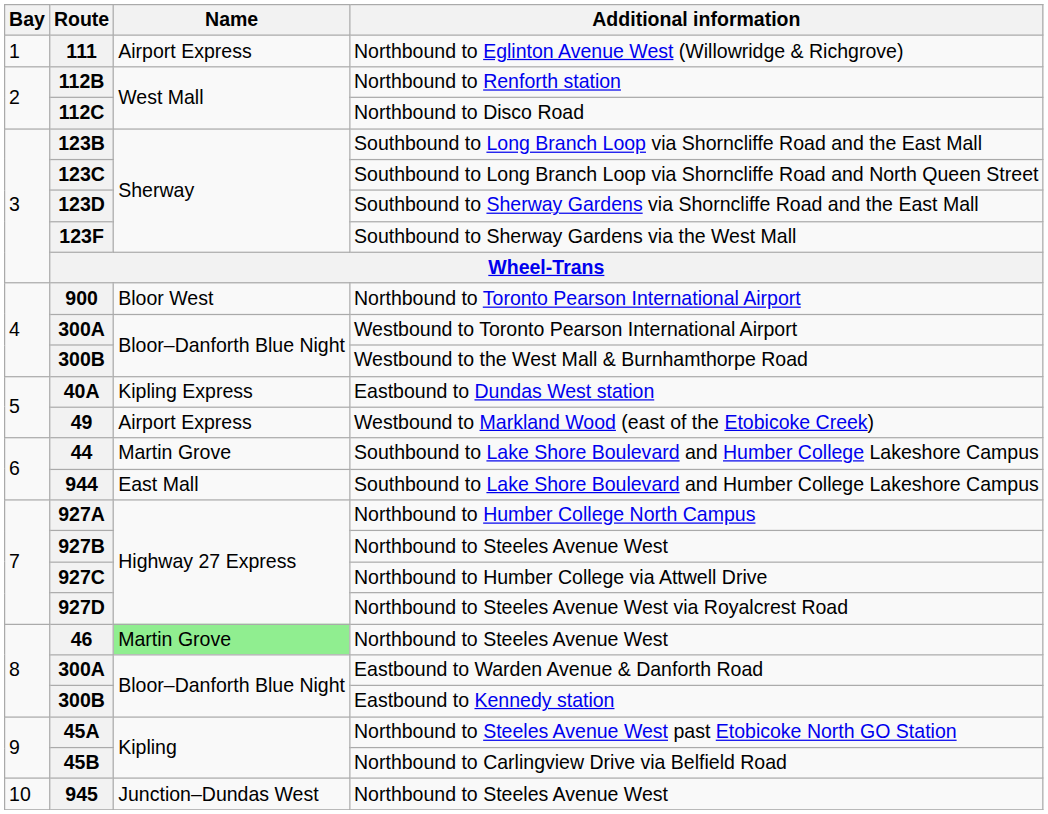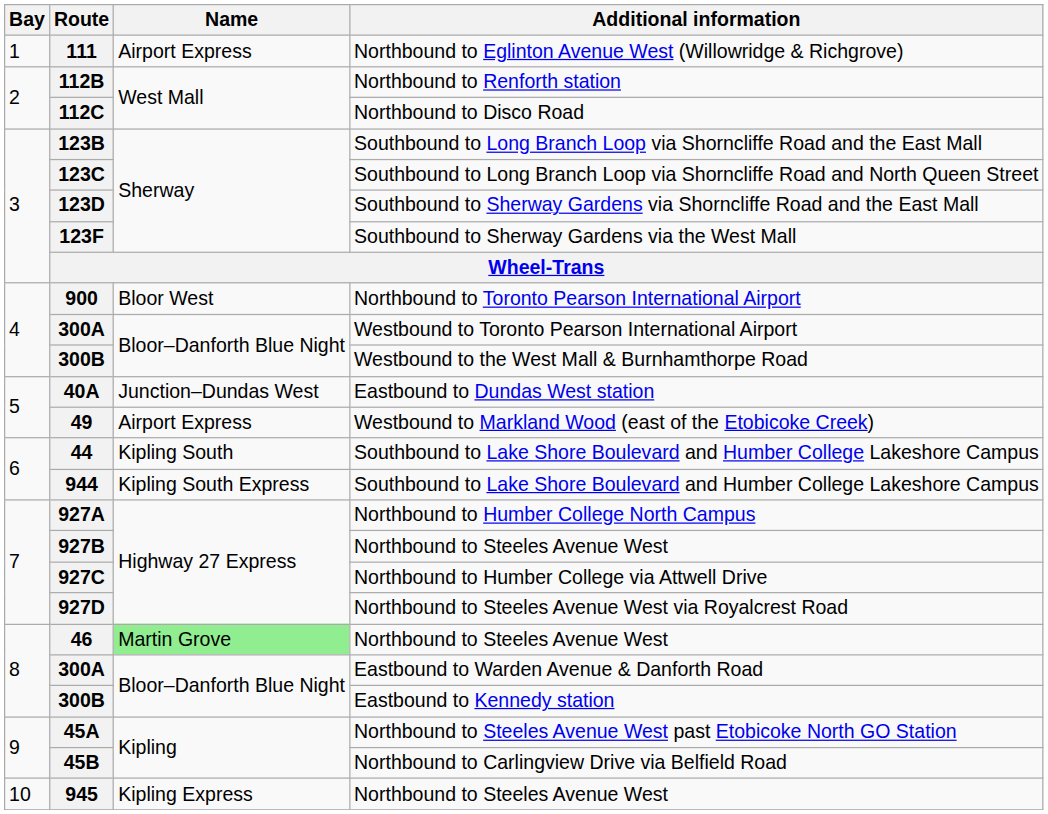(185, 391) Kipling Express -> (218, 391) Junction–Dundas West
(175, 453) Martin Grove -> (176, 453) Kipling South
(158, 484) East Mall -> (214, 484) Kipling South Express
(218, 793) Junction–Dundas West -> (185, 793) Kipling Express
